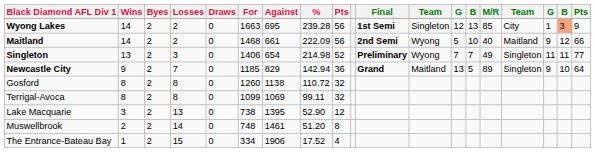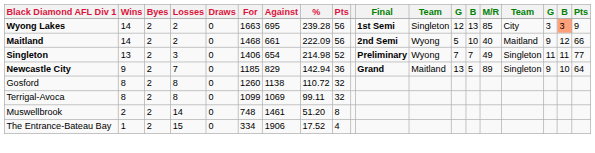(548, 25) 1 -> (548, 25) 3
- row: (39, 112)
